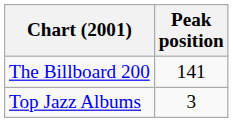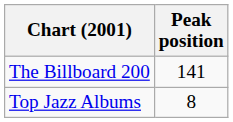(191, 102) 3 -> (191, 102) 8
